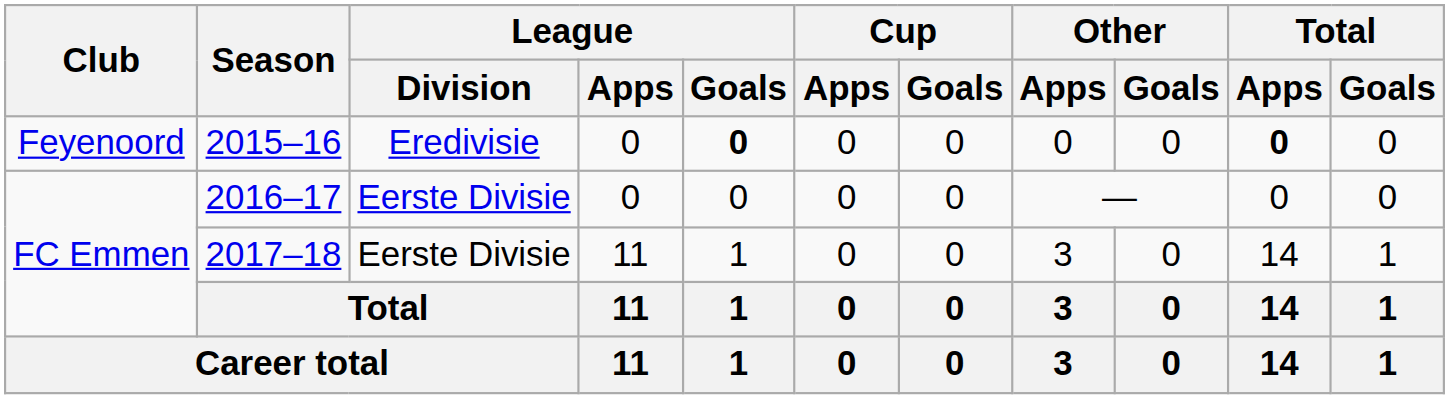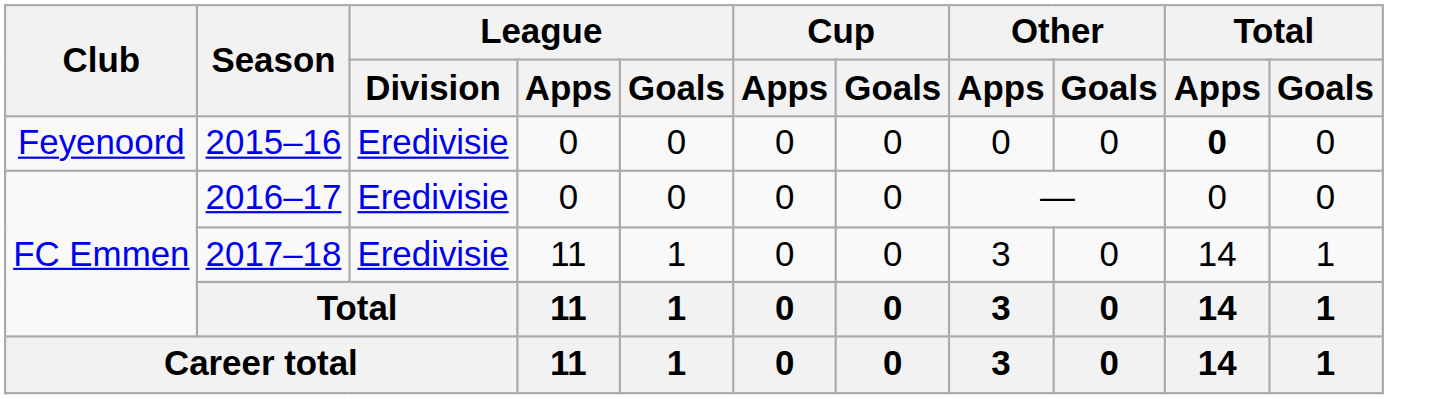(739, 142) bold -> (676, 142) normal
(464, 198) Eerste Divisie -> (433, 198) Eredivisie
(464, 253) Eerste Divisie -> (433, 253) Eredivisie
